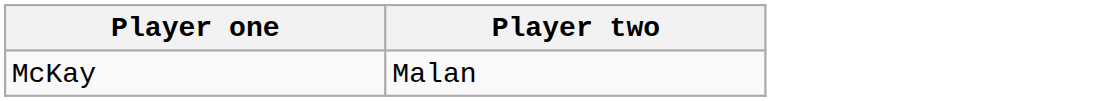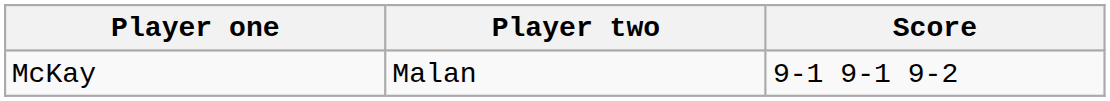+ column: (935, 28)
